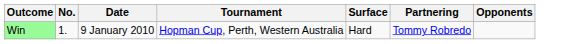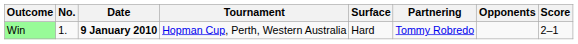+ column: (555, 12)
(117, 30) normal -> (119, 30) bold
